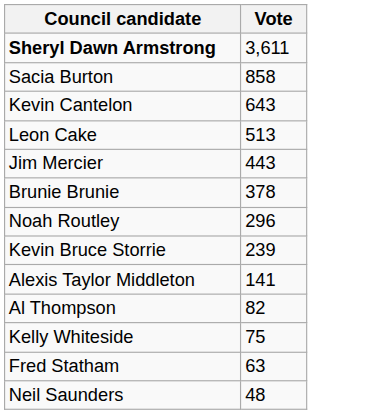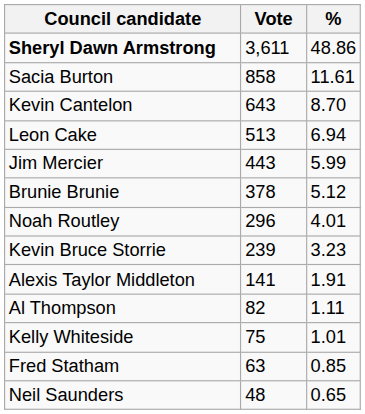+ column: (333, 18)
